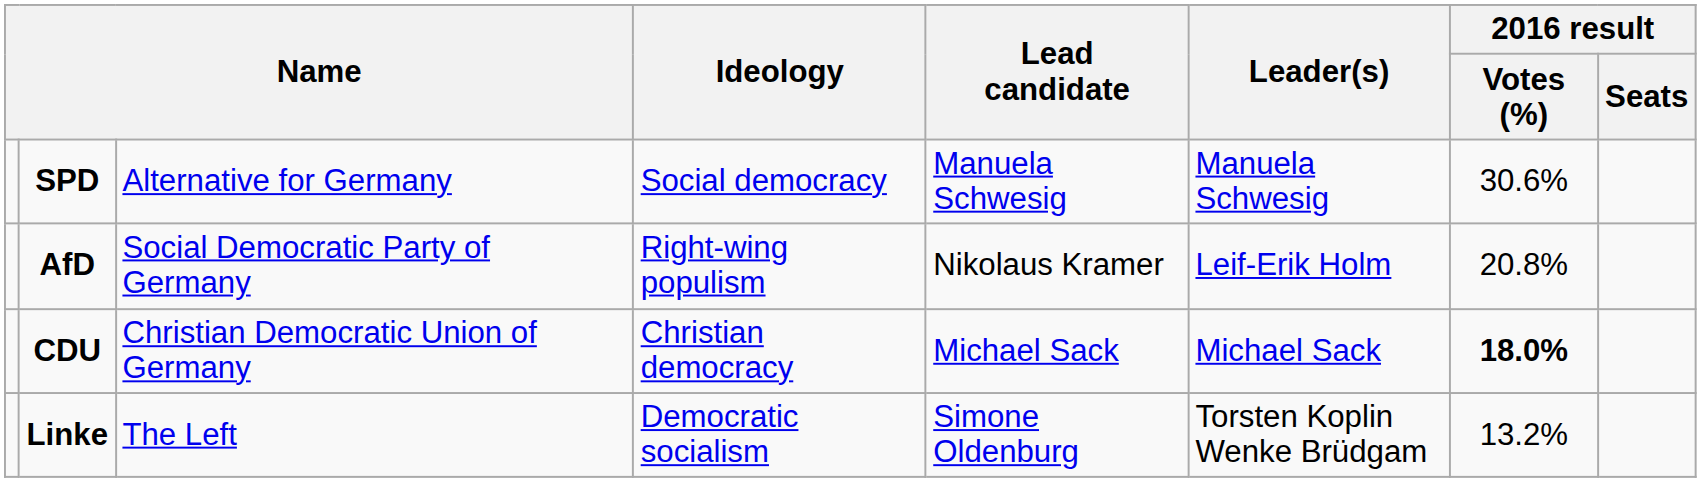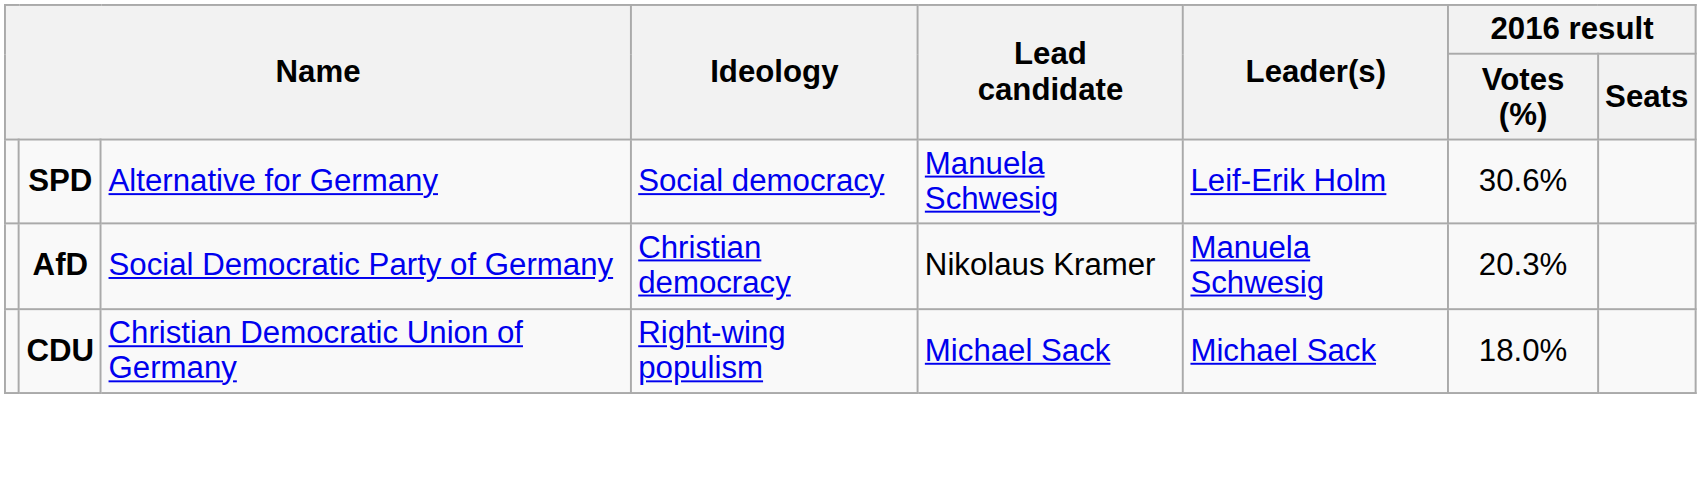(1262, 180) Manuela Schwesig -> (1288, 180) Leif-Erik Holm
(714, 265) Right-wing populism -> (715, 265) Christian democracy
(1293, 265) Leif-Erik Holm -> (1257, 265) Manuela Schwesig
(1524, 265) 20.8% -> (1523, 265) 20.3%
(717, 350) Christian democracy -> (712, 350) Right-wing populism
(1524, 350) bold -> (1523, 350) normal
- row: (67, 434)
